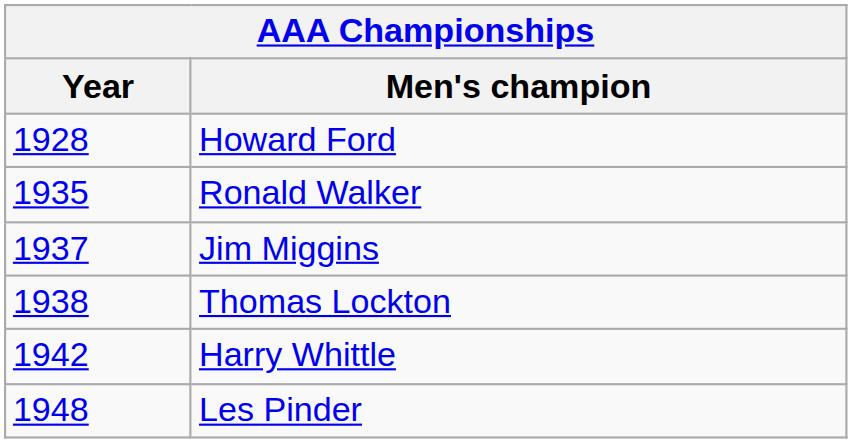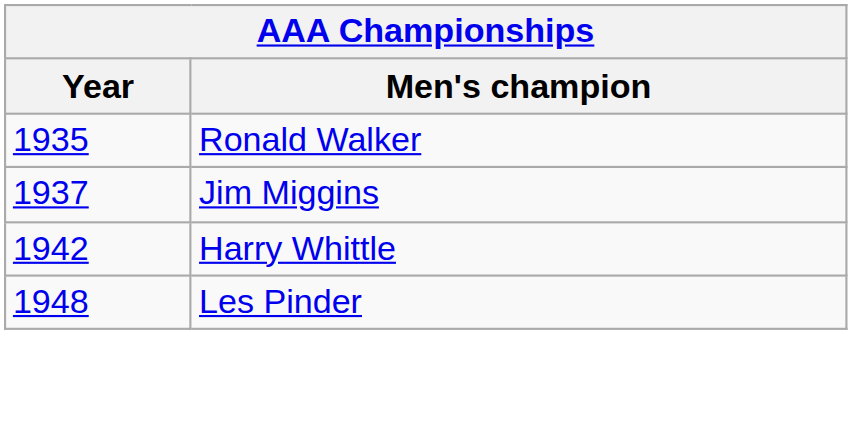- row: (298, 139)
- row: (325, 301)
